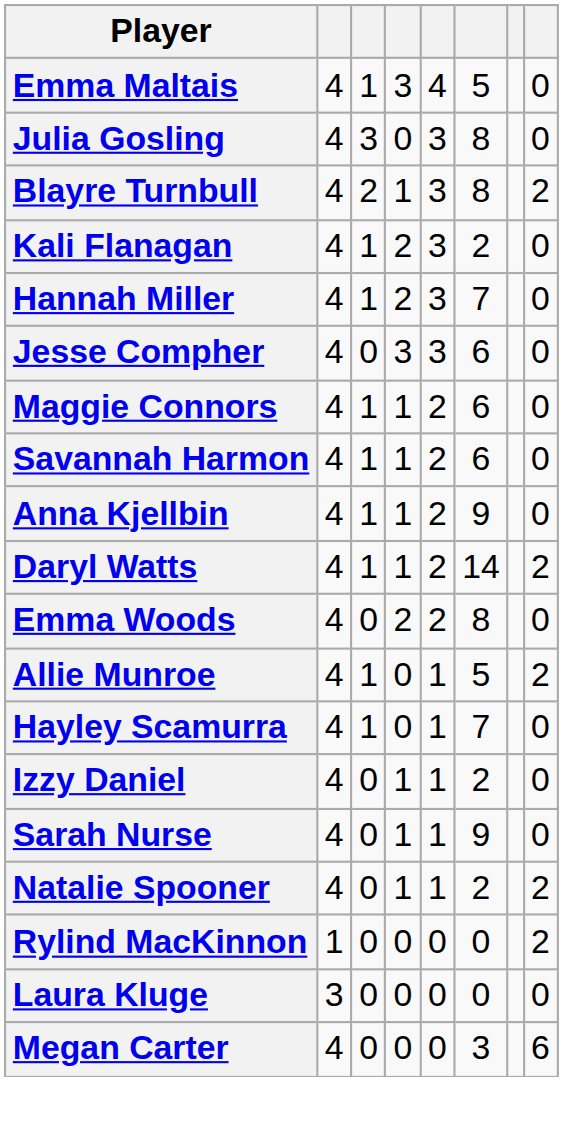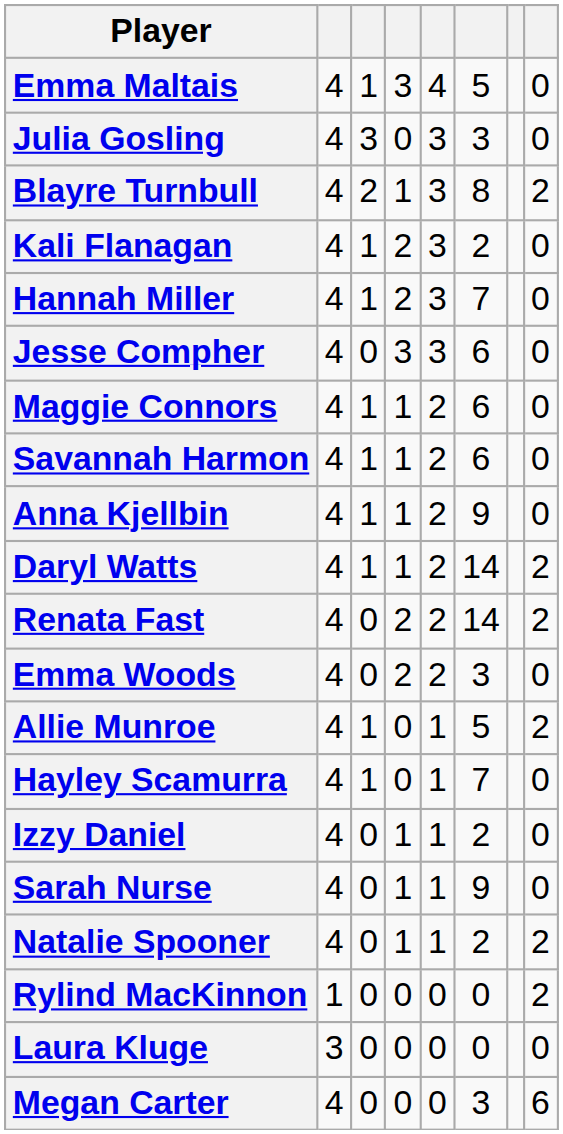(481, 138) 8 -> (481, 138) 3
+ row: (109, 620)
(481, 620) 8 -> (481, 673) 3
